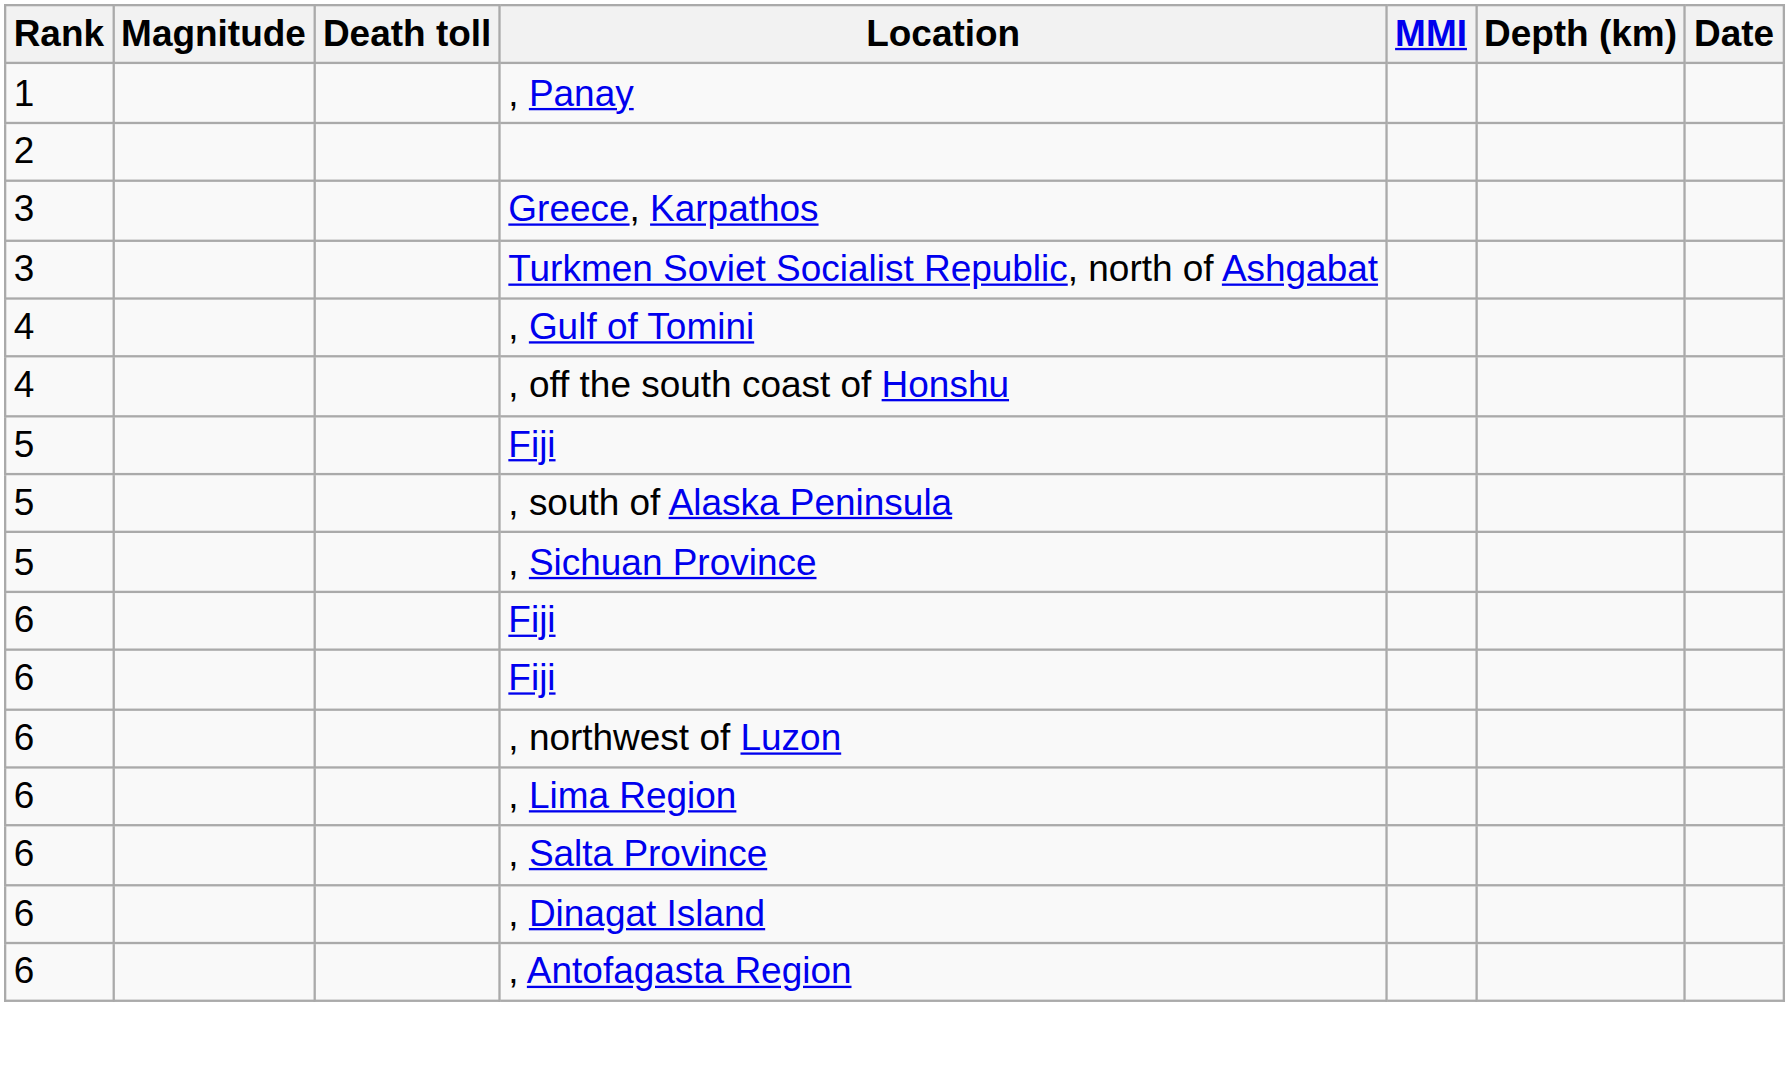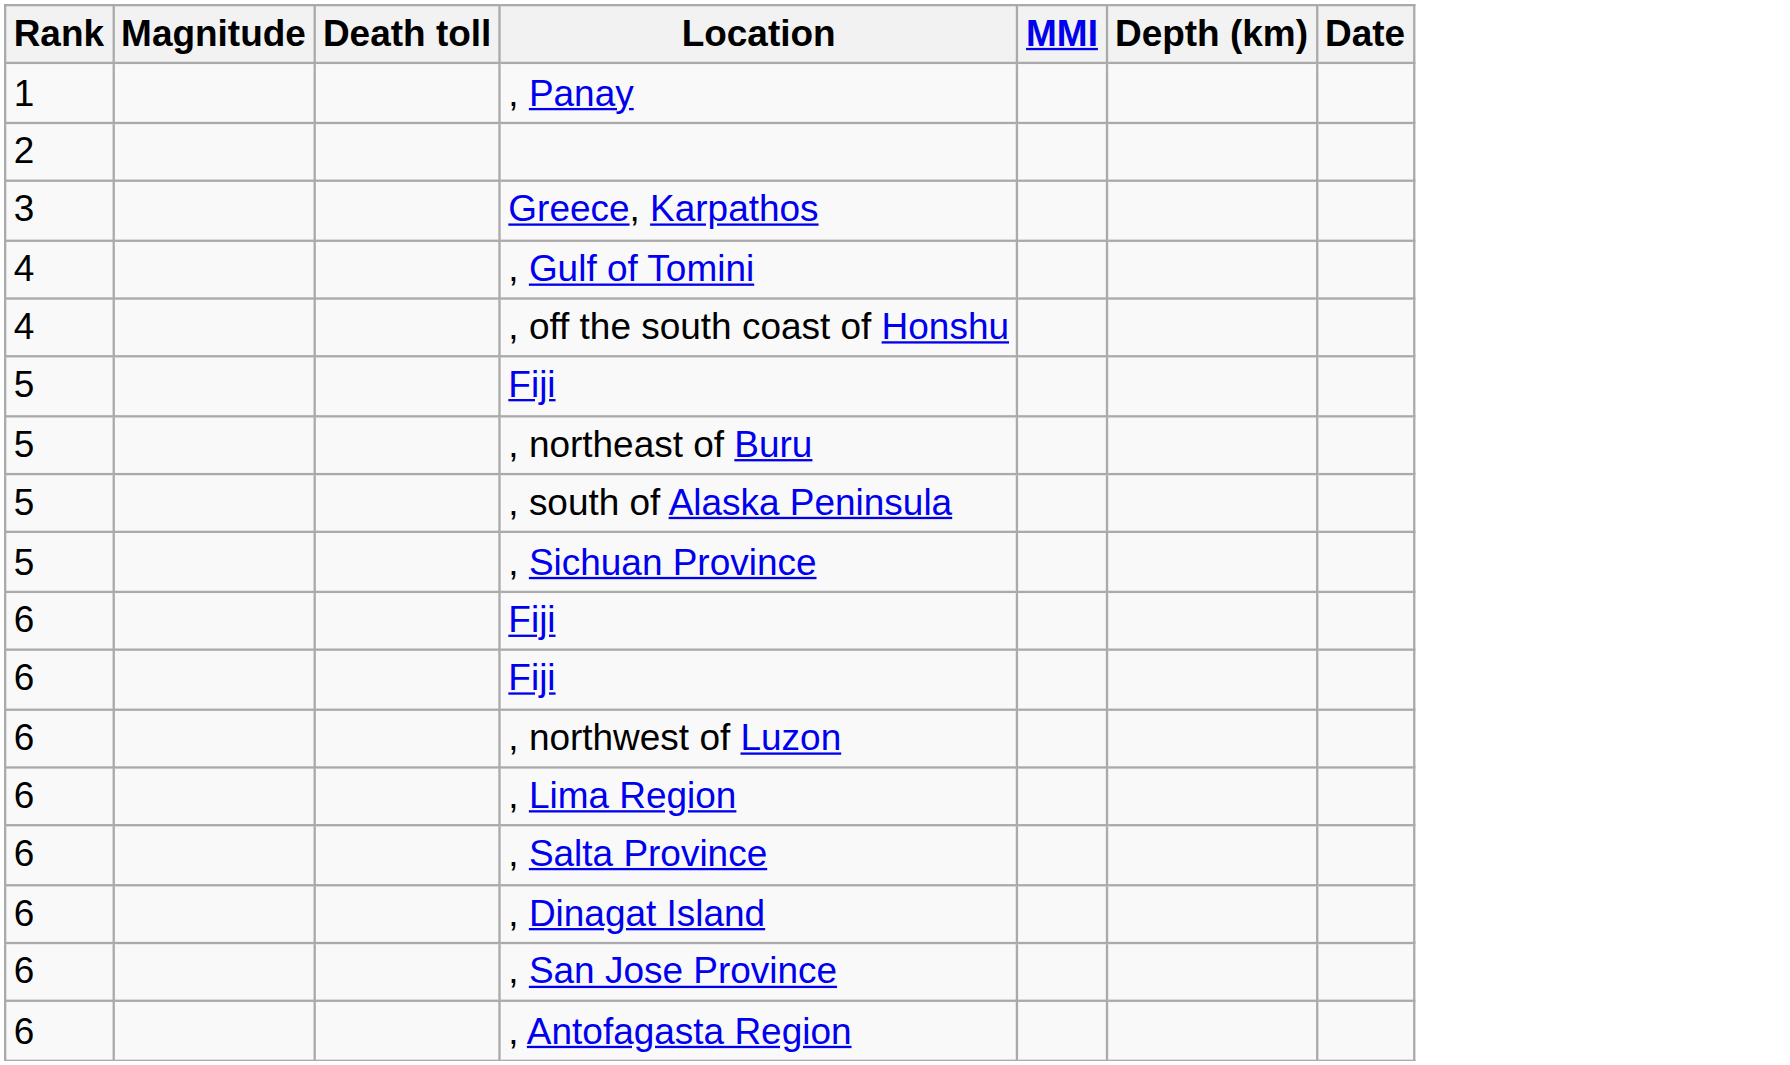- row: (24, 268)
+ row: (24, 444)
+ row: (24, 971)
